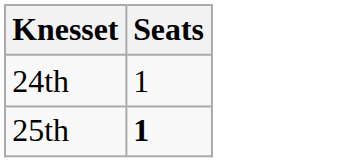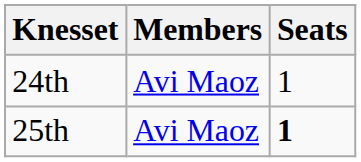+ column: (198, 29)
